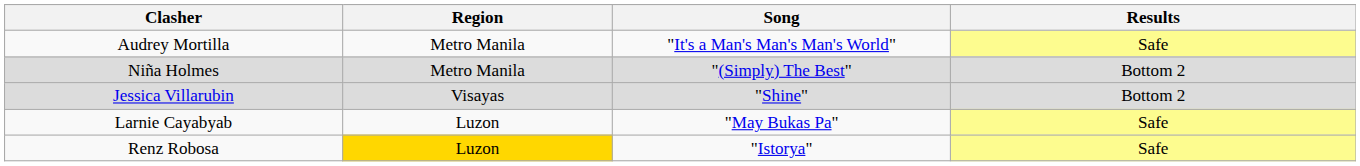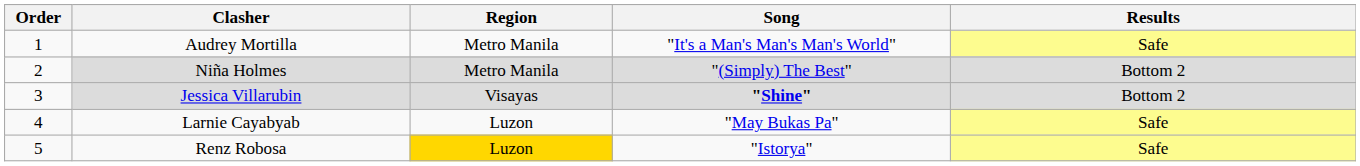+ column: (38, 18)
(782, 96) normal -> (782, 96) bold
